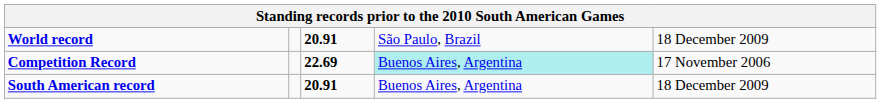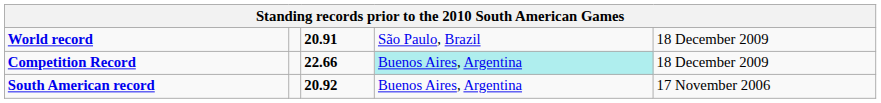(321, 62) 22.69 -> (321, 62) 22.66
(713, 62) 17 November 2006 -> (713, 62) 18 December 2009
(321, 86) 20.91 -> (321, 86) 20.92
(713, 86) 18 December 2009 -> (713, 86) 17 November 2006
